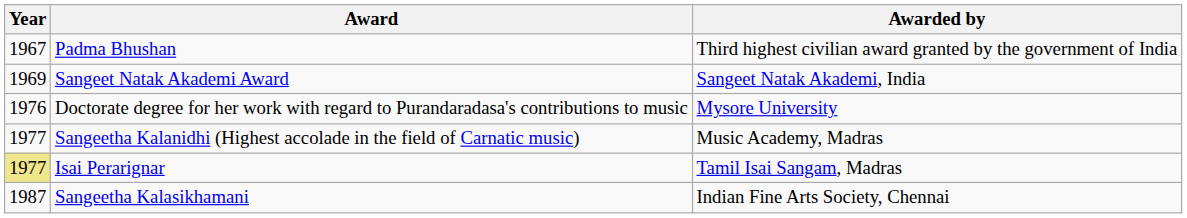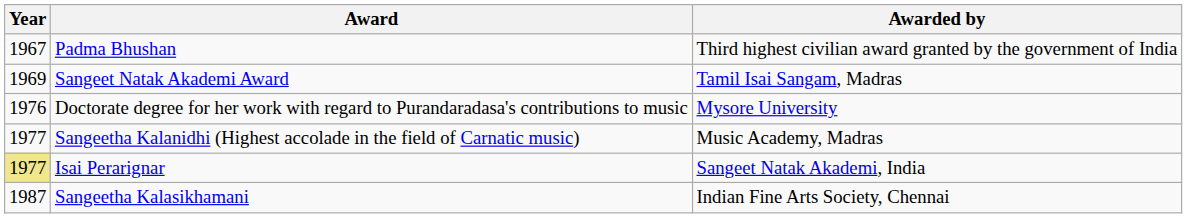(811, 78) Sangeet Natak Akademi, India -> (799, 78) Tamil Isai Sangam, Madras
(799, 167) Tamil Isai Sangam, Madras -> (811, 167) Sangeet Natak Akademi, India
